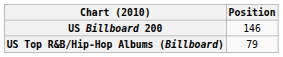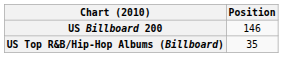(252, 44) 79 -> (252, 44) 35
